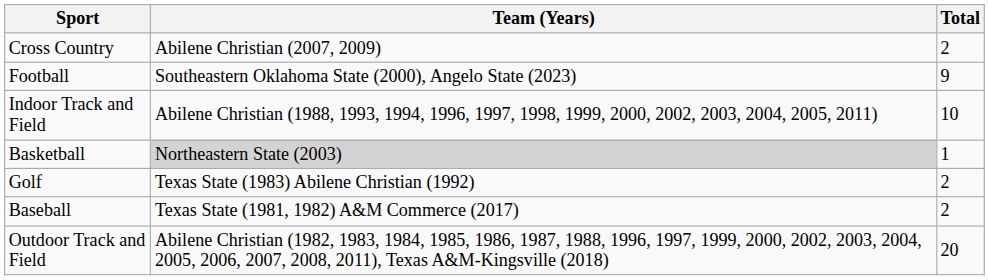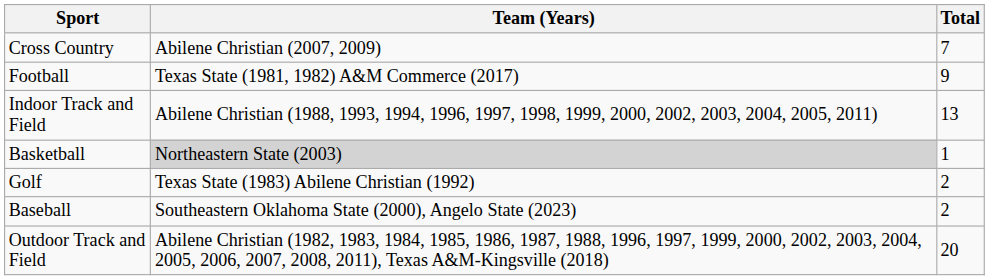(945, 47) 2 -> (945, 47) 7
(366, 76) Southeastern Oklahoma State (2000), Angelo State (2023) -> (337, 76) Texas State (1981, 1982) A&M Commerce (2017)
(950, 115) 10 -> (950, 115) 13
(337, 211) Texas State (1981, 1982) A&M Commerce (2017) -> (366, 211) Southeastern Oklahoma State (2000), Angelo State (2023)
